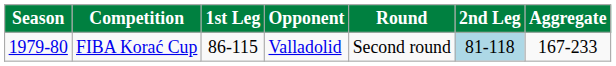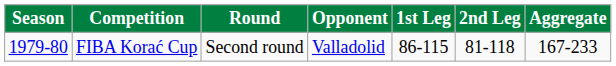columns swapped: (402, 18) <-> (233, 18)
(490, 46) lightblue background -> (490, 46) no background
